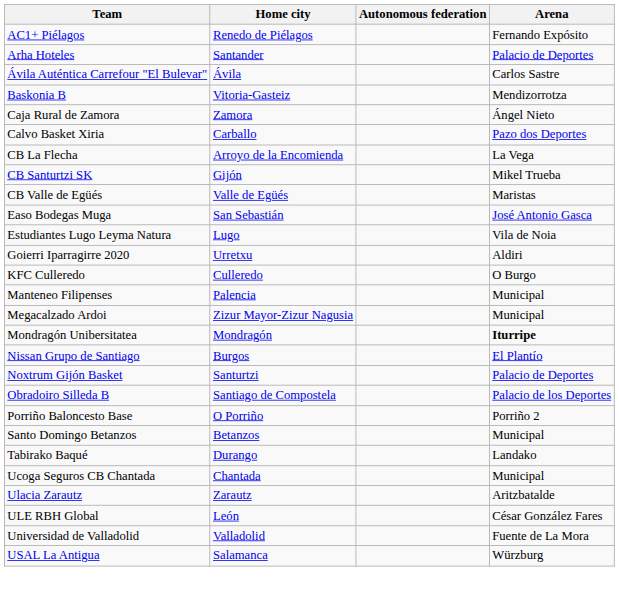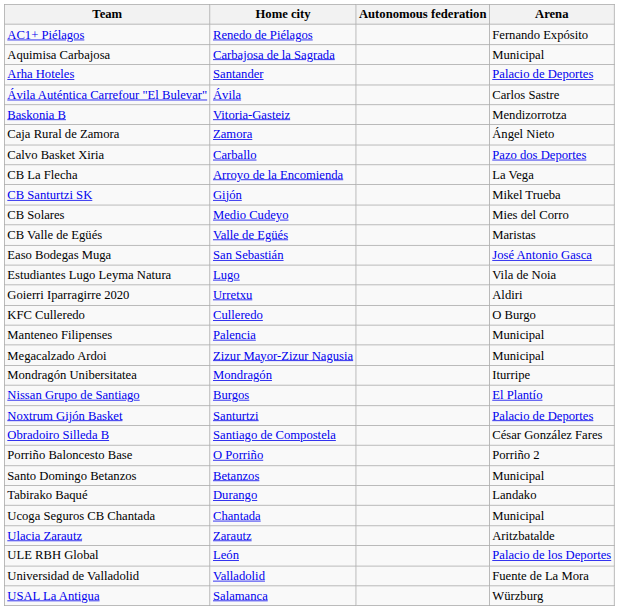+ row: (59, 54)
+ row: (36, 214)
(514, 335) bold -> (511, 375) normal
(552, 395) Palacio de los Deportes -> (547, 435) César González Fares
(547, 515) César González Fares -> (552, 555) Palacio de los Deportes
